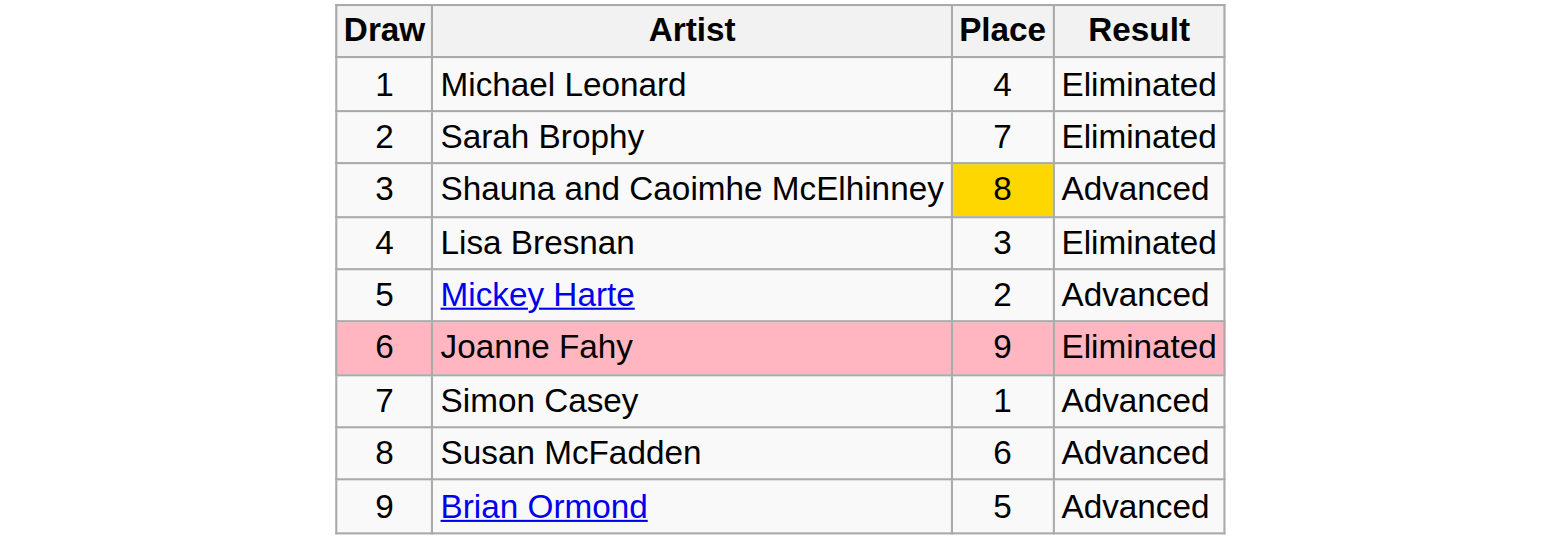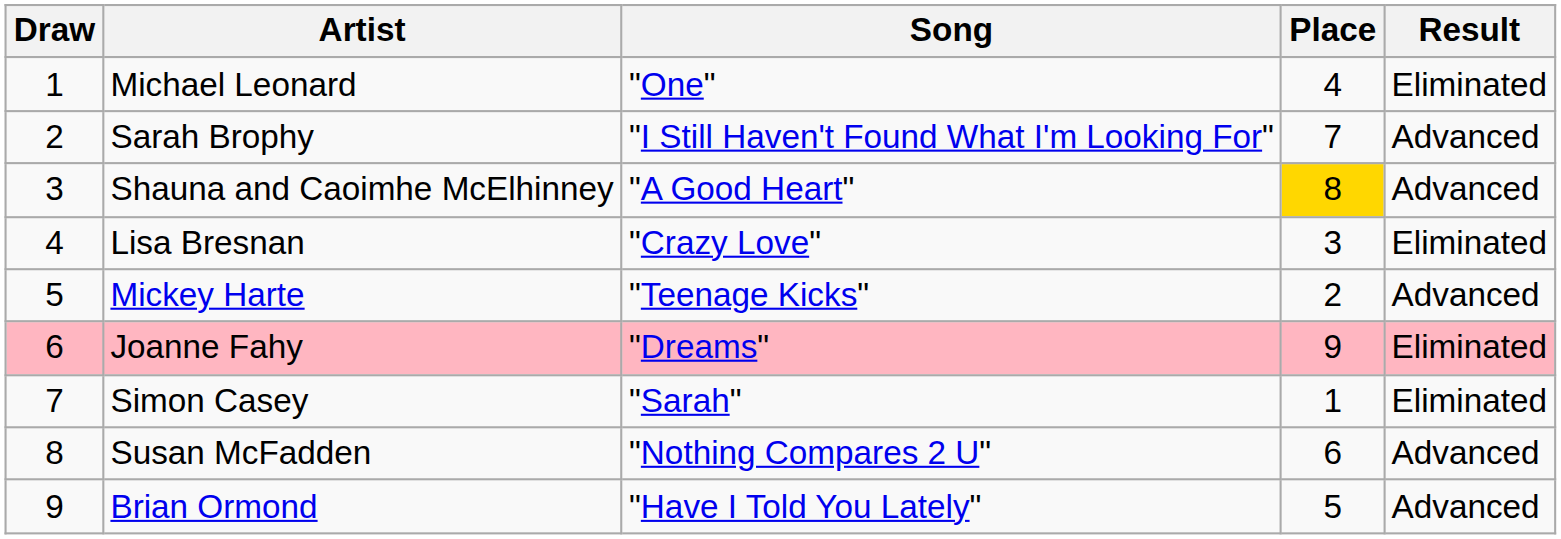+ column: (951, 30)
(1139, 136) Eliminated -> (1466, 136) Advanced
(1135, 400) Advanced -> (1469, 400) Eliminated
